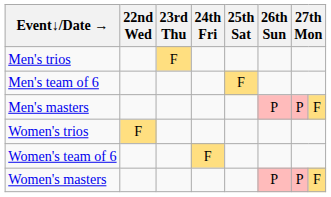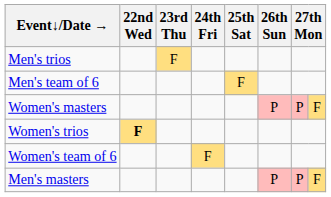rows swapped: (49, 107) <-> (57, 180)
(138, 131) normal -> (138, 131) bold
